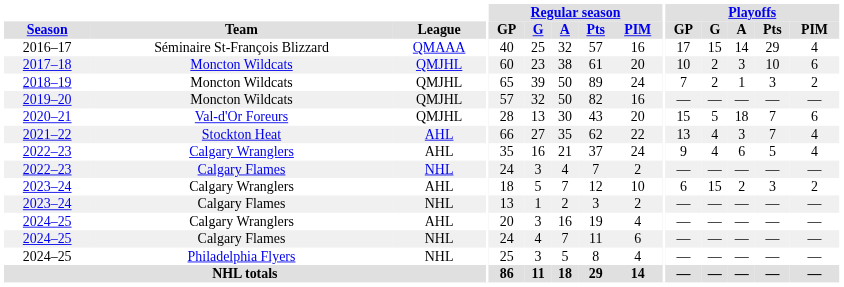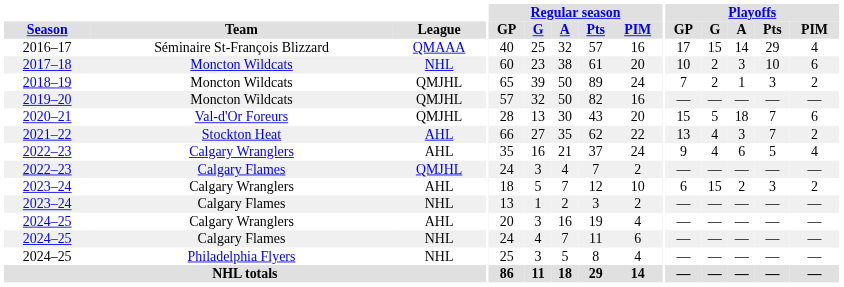(439, 64) QMJHL -> (439, 64) NHL
(814, 134) 4 -> (814, 134) 2
(439, 169) NHL -> (439, 169) QMJHL
